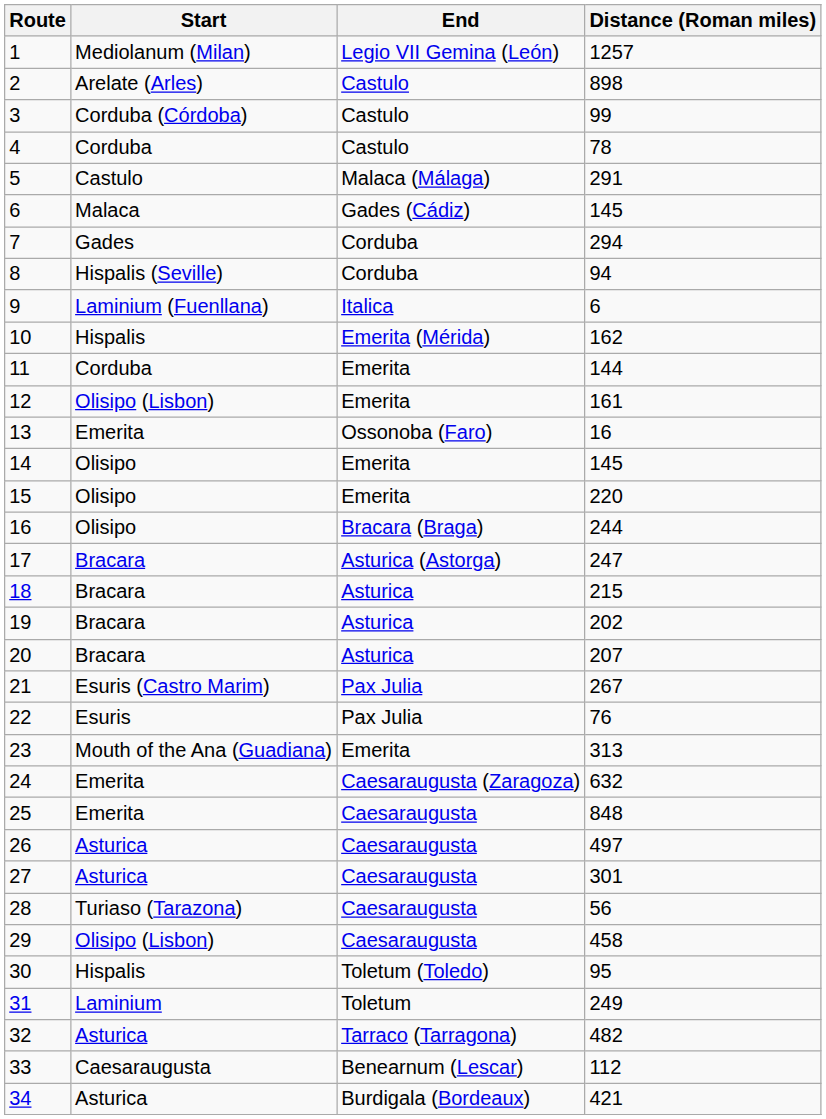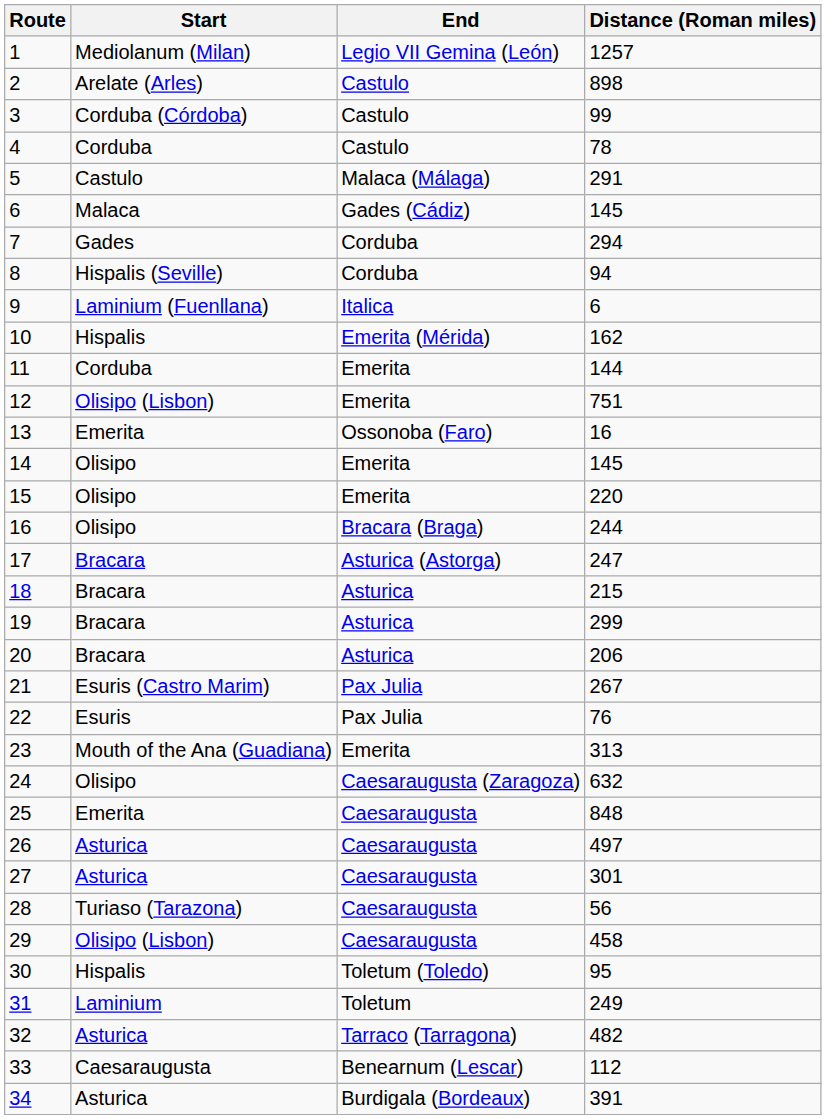(606, 400) 161 -> (606, 400) 751
(606, 623) 202 -> (606, 623) 299
(606, 654) 207 -> (606, 654) 206
(110, 781) Emerita -> (106, 781) Olisipo
(606, 1098) 421 -> (606, 1098) 391
